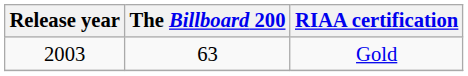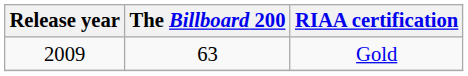(65, 53) 2003 -> (65, 53) 2009
